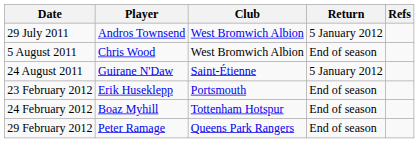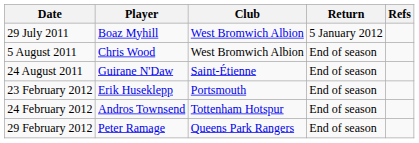(142, 33) Andros Townsend -> (128, 33) Boaz Myhill
(346, 71) 5 January 2012 -> (343, 71) End of season
(128, 109) Boaz Myhill -> (142, 109) Andros Townsend
